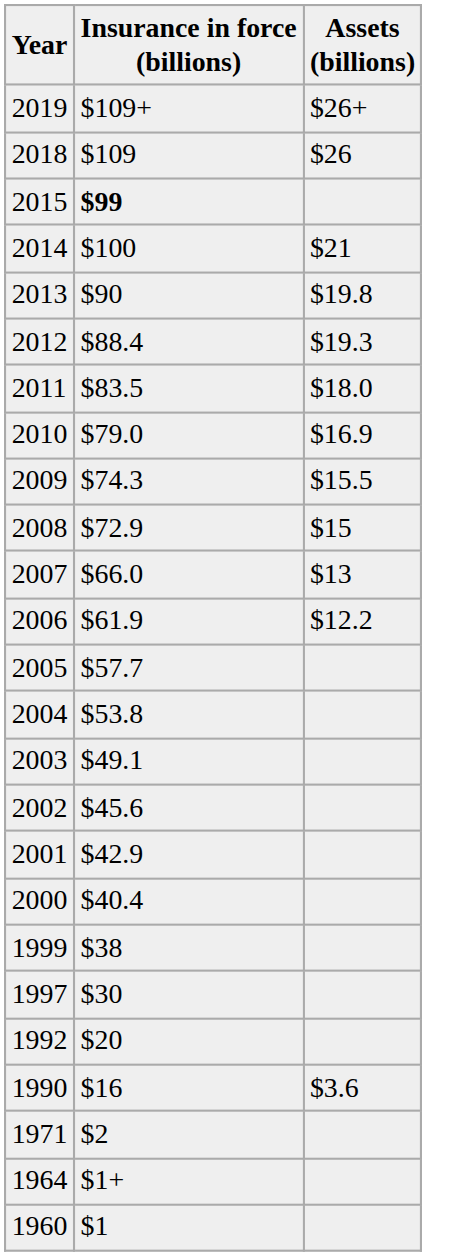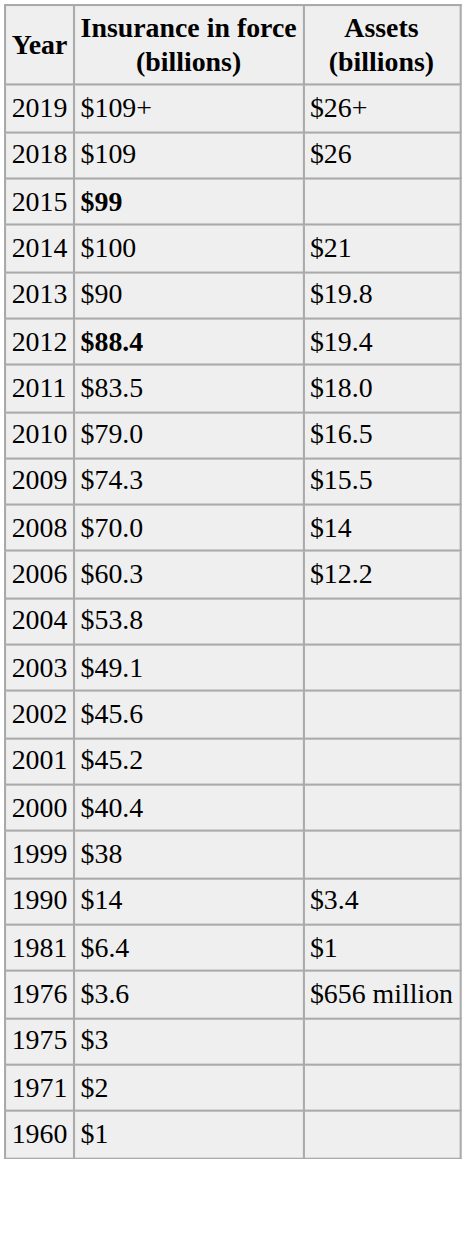(112, 341) normal -> (112, 341) bold
(341, 341) $19.3 -> (341, 341) $19.4
(341, 434) $16.9 -> (341, 434) $16.5
(112, 527) $72.9 -> (112, 527) $70.0
(331, 527) $15 -> (331, 527) $14
- row: (39, 574)
(112, 620) $61.9 -> (112, 574) $60.3
- row: (39, 667)
(112, 854) $42.9 -> (112, 760) $45.2
- row: (39, 993)
- row: (39, 1040)
(101, 1087) $16 -> (101, 900) $14
(334, 1087) $3.6 -> (334, 900) $3.4
+ row: (39, 947)
+ row: (39, 993)
+ row: (39, 1040)
- row: (39, 1180)
